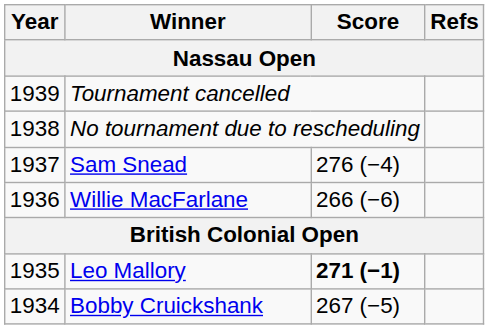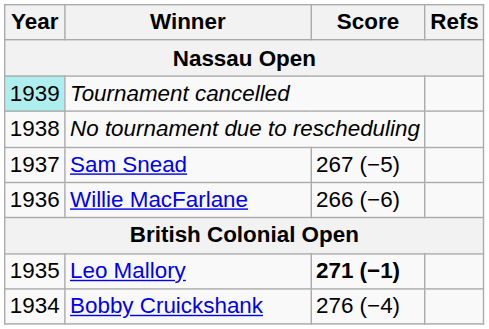(35, 93) no background -> (35, 93) paleturquoise background
(358, 164) 276 (−4) -> (358, 164) 267 (−5)
(358, 306) 267 (−5) -> (358, 306) 276 (−4)
